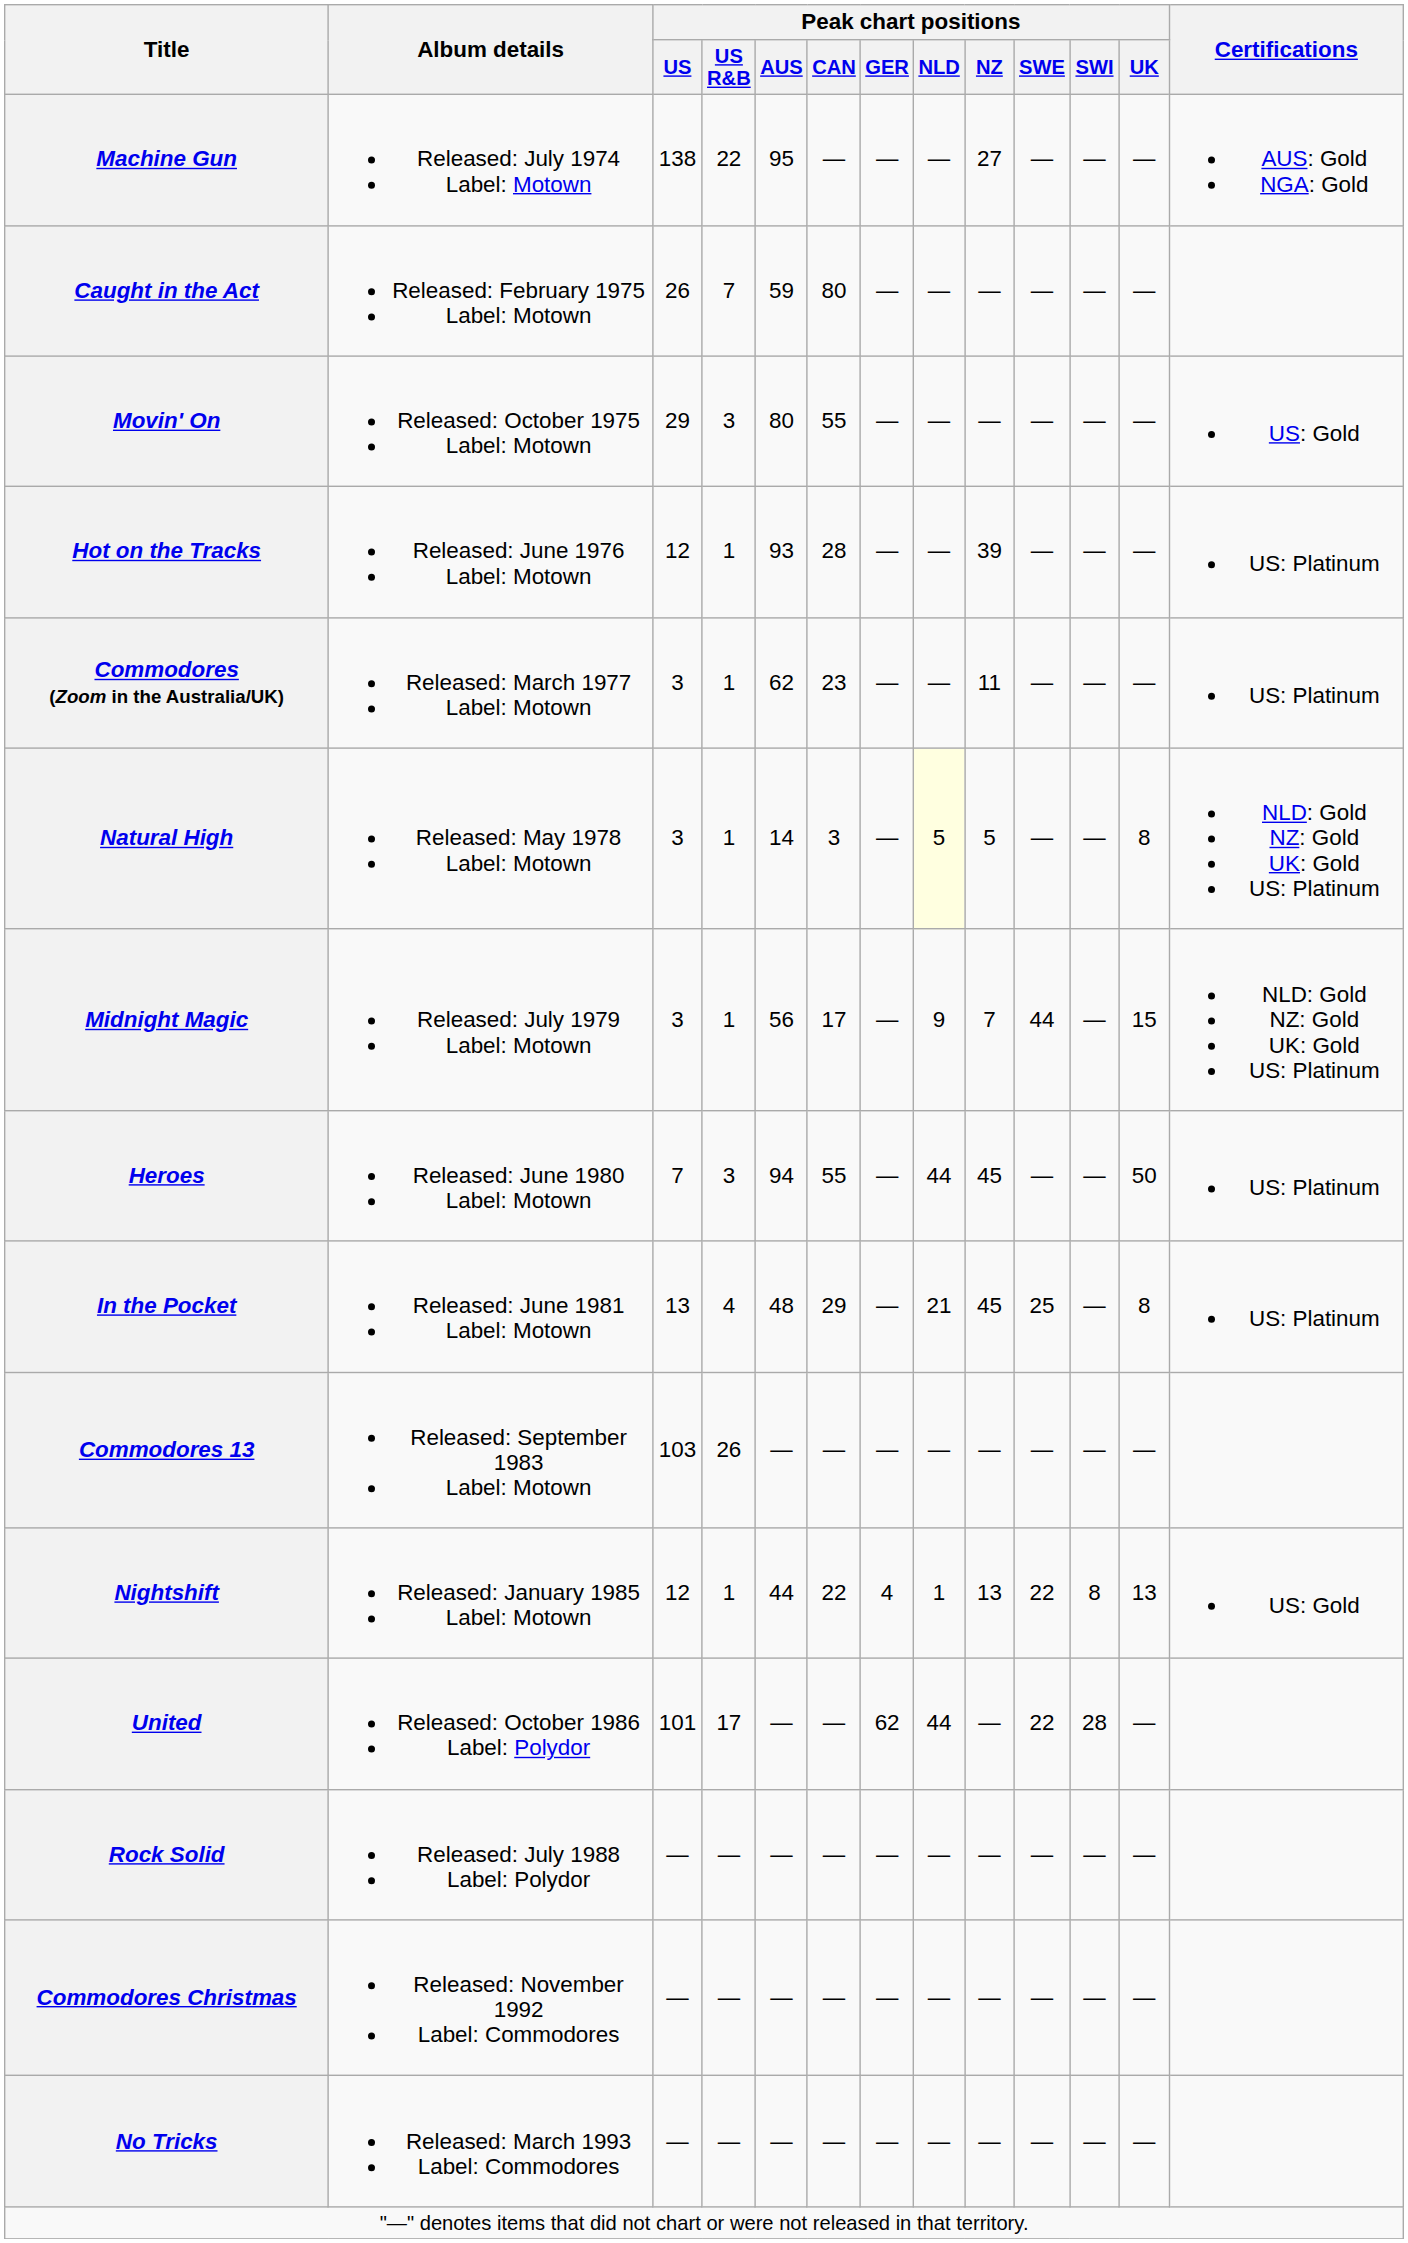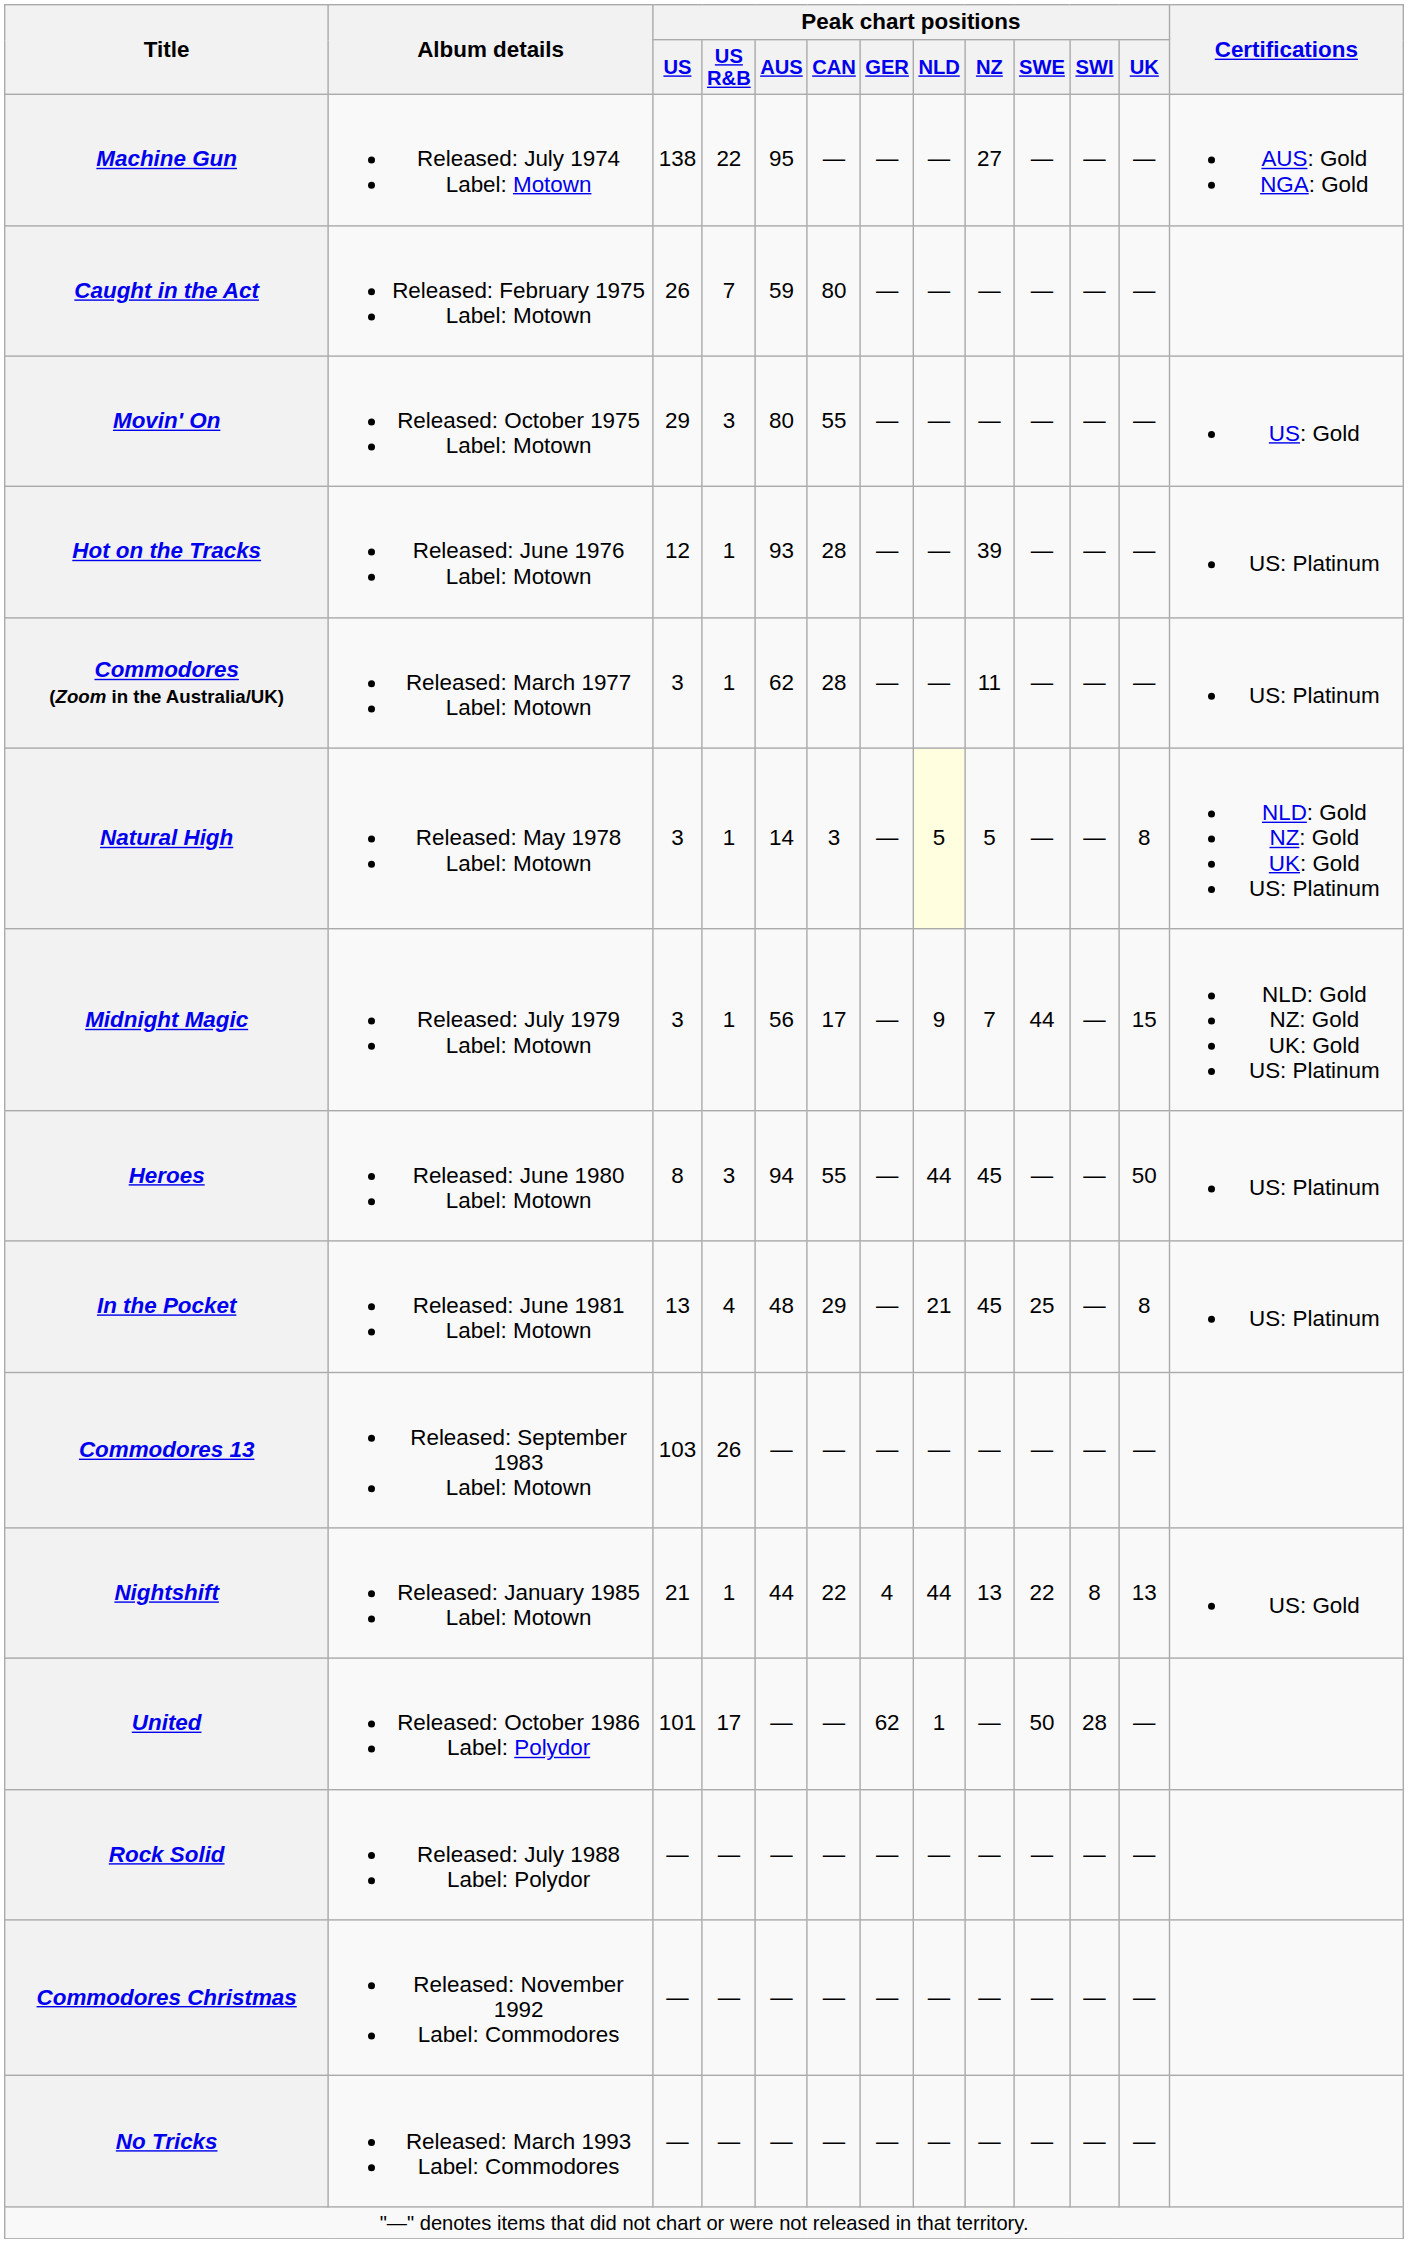(834, 682) 23 -> (834, 682) 28
(677, 1175) 7 -> (677, 1175) 8
(677, 1592) 12 -> (677, 1592) 21
(939, 1592) 1 -> (939, 1592) 44
(939, 1723) 44 -> (939, 1723) 1
(1042, 1723) 22 -> (1042, 1723) 50
